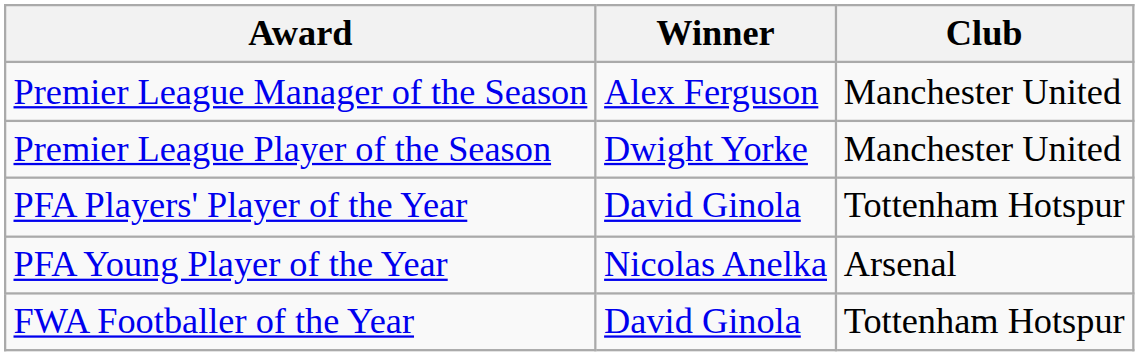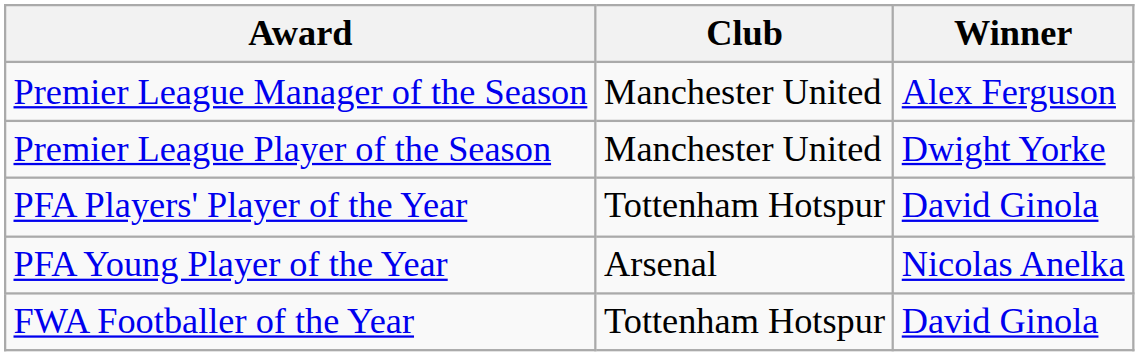columns swapped: (716, 33) <-> (984, 33)
